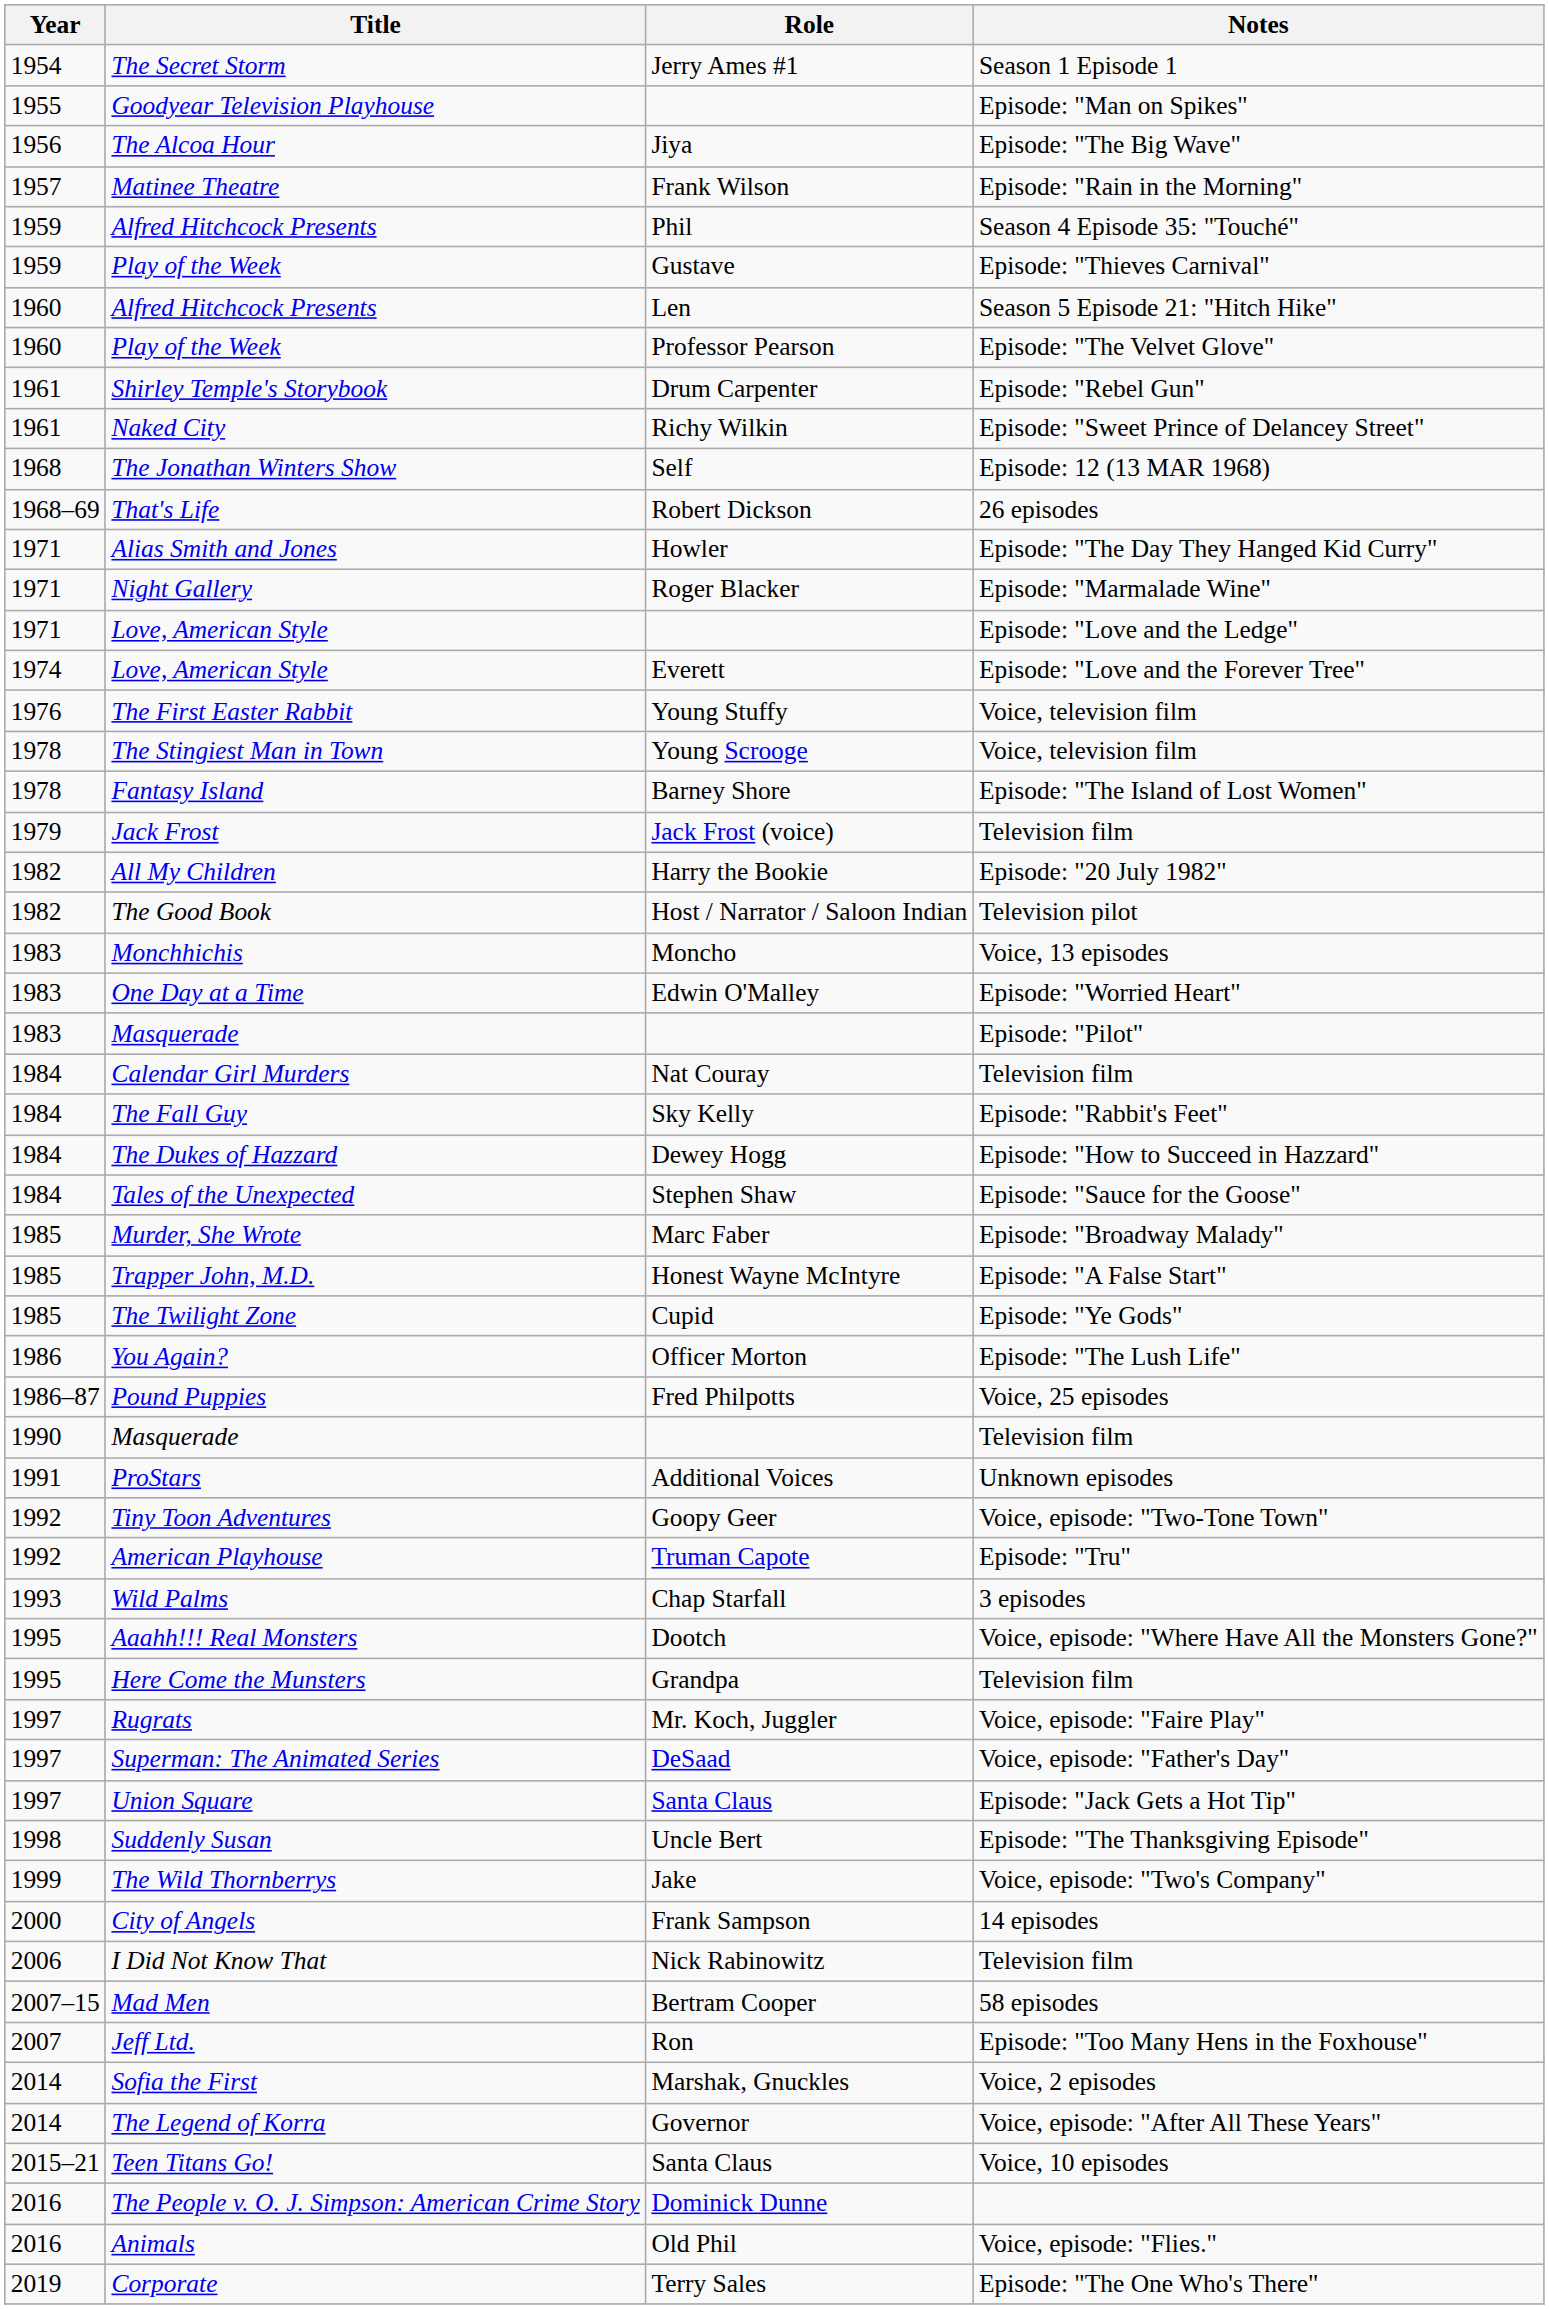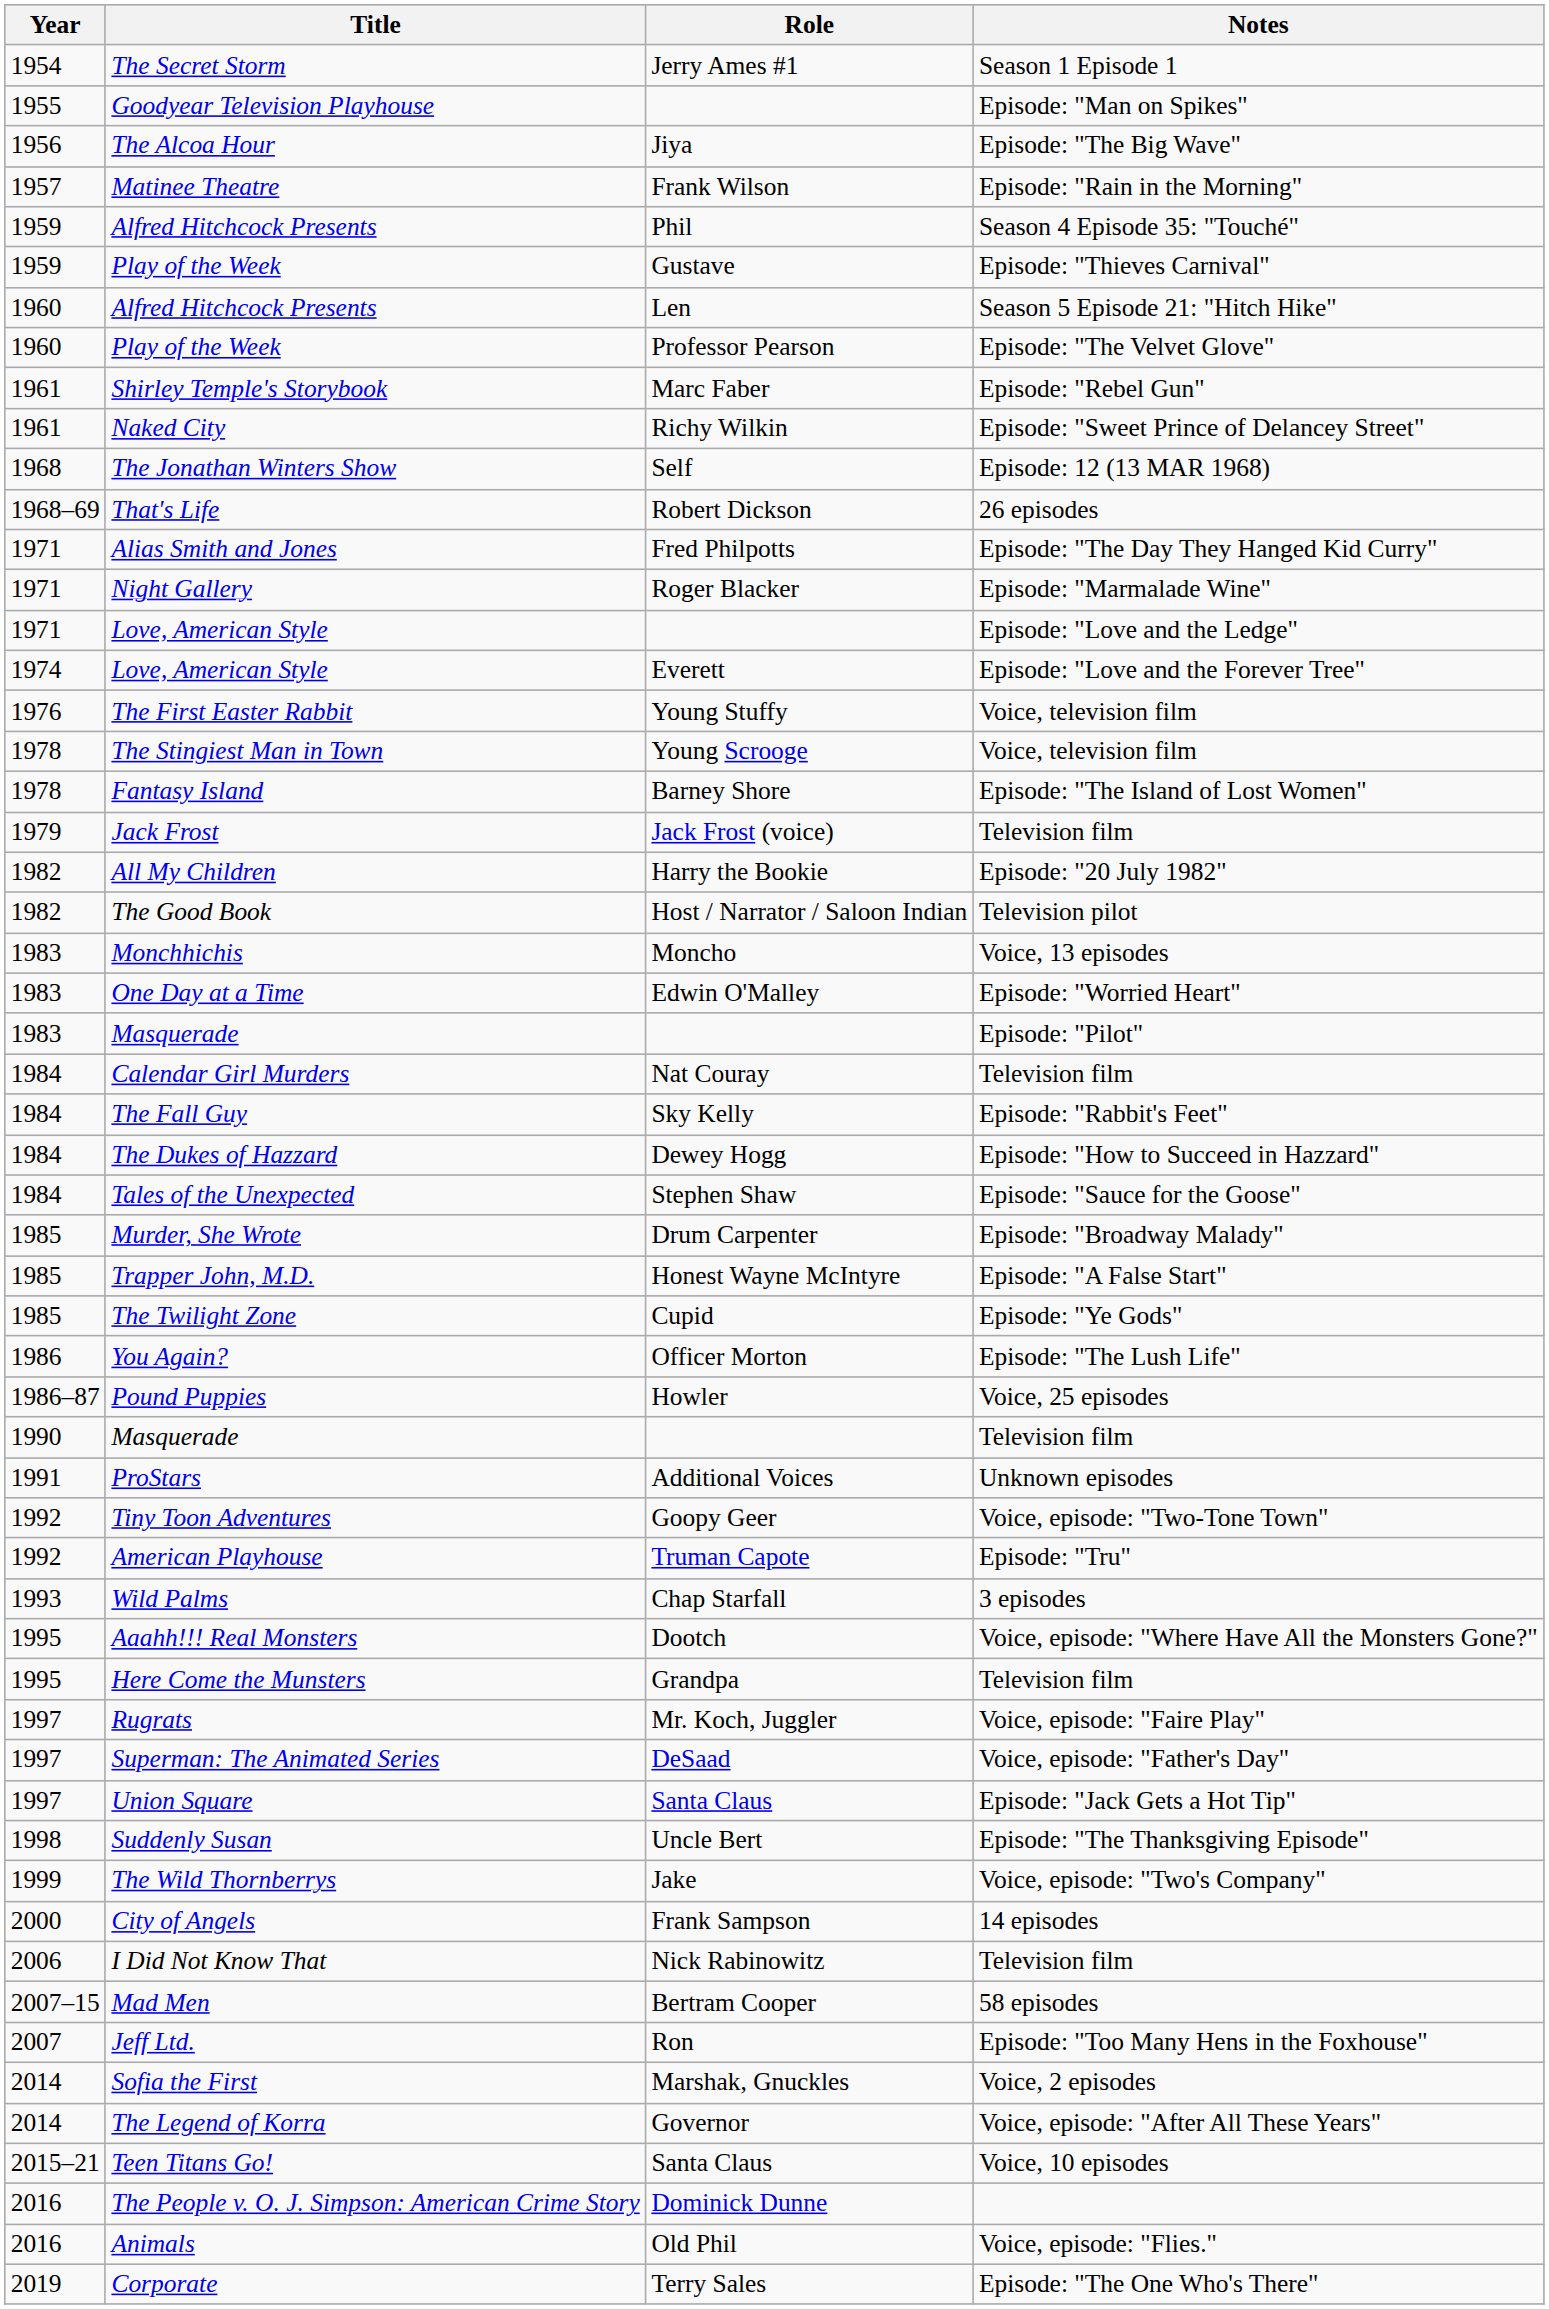(734, 387) Drum Carpenter -> (710, 387) Marc Faber
(690, 549) Howler -> (723, 549) Fred Philpotts
(710, 1235) Marc Faber -> (734, 1235) Drum Carpenter
(723, 1396) Fred Philpotts -> (690, 1396) Howler
